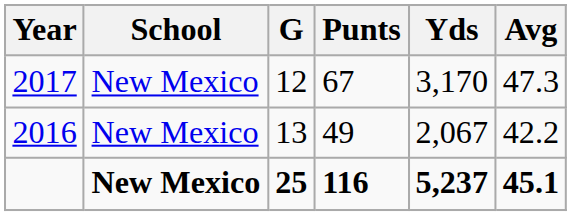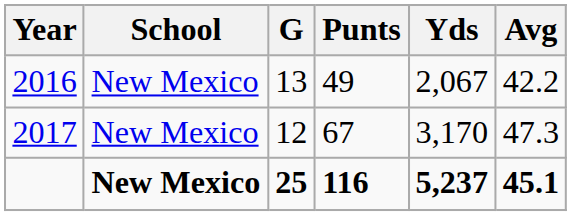rows swapped: (45, 132) <-> (45, 81)
